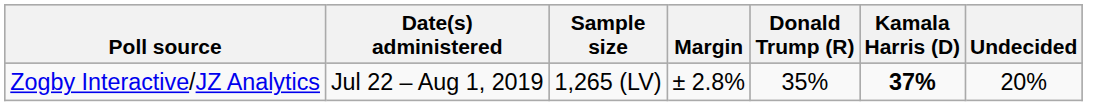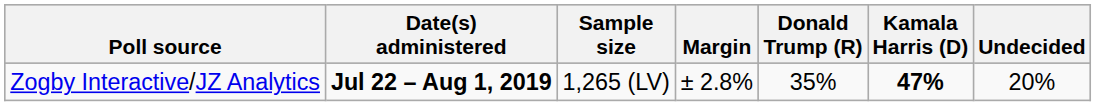(437, 82) normal -> (441, 82) bold
(912, 82) 37% -> (920, 82) 47%
